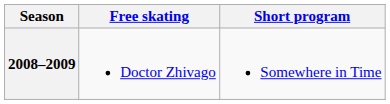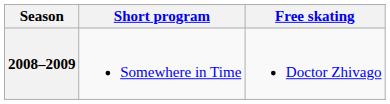columns swapped: (302, 16) <-> (149, 16)
